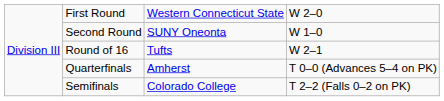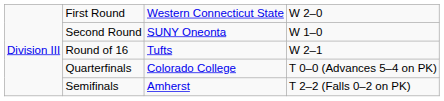(168, 68) Amherst -> (191, 68) Colorado College
(191, 86) Colorado College -> (168, 86) Amherst
